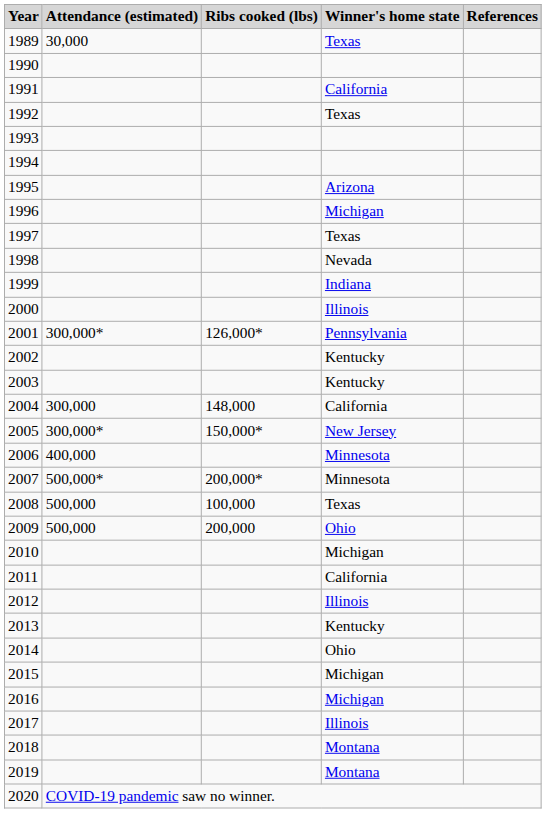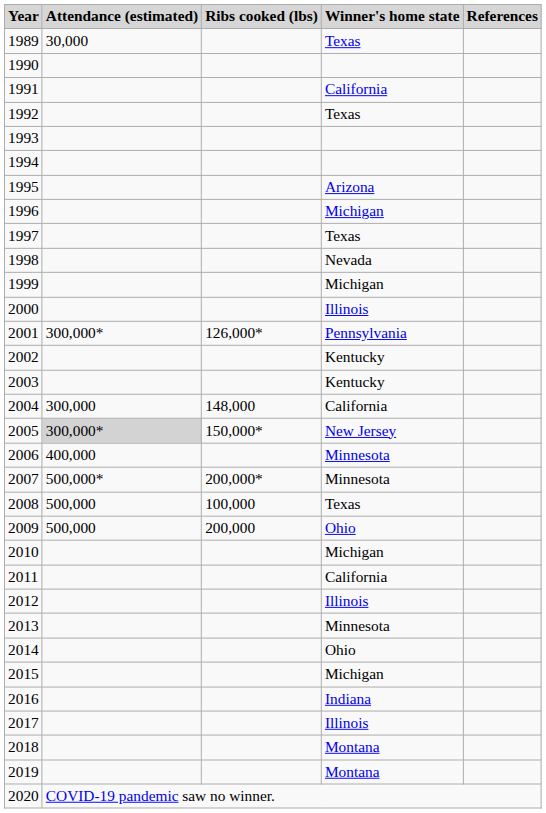(348, 284) Indiana -> (354, 284) Michigan
(75, 430) no background -> (75, 430) lightgrey background
(355, 625) Kentucky -> (357, 625) Minnesota
(354, 698) Michigan -> (348, 698) Indiana
